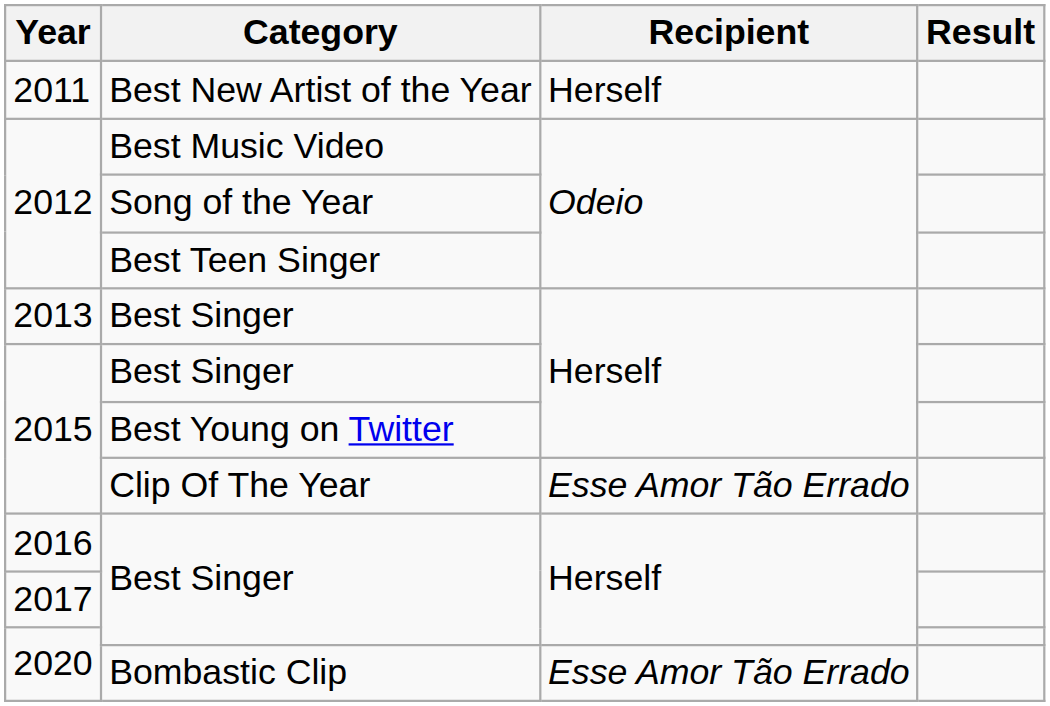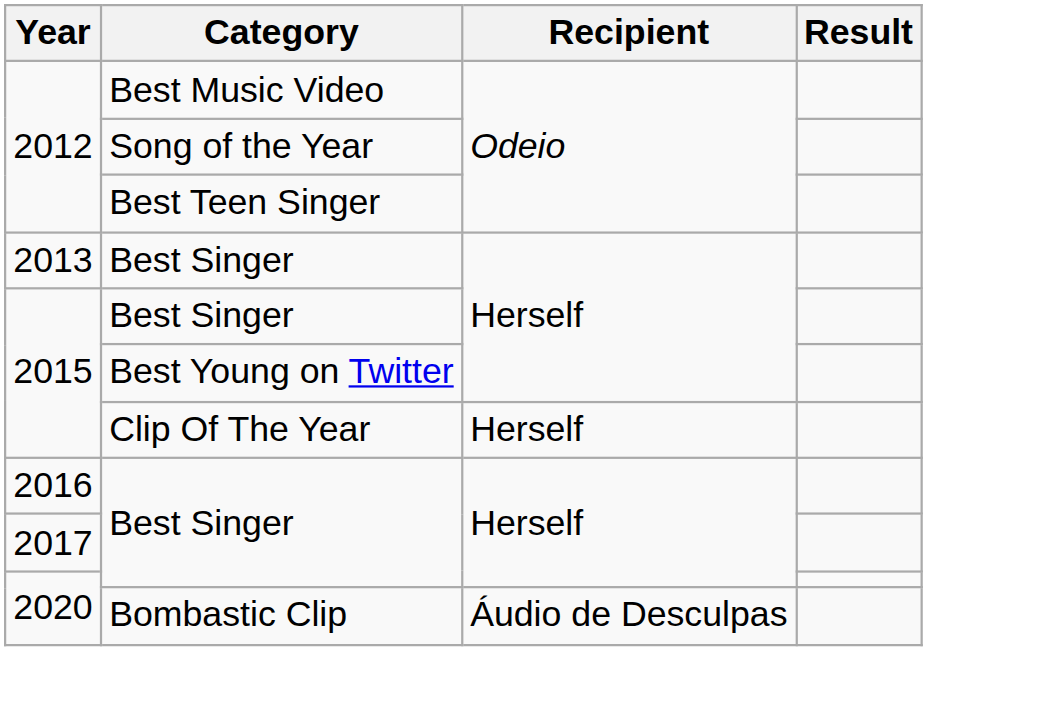- row: (52, 89)
(729, 485) Esse Amor Tão Errado -> (527, 428) Herself
(729, 671) Esse Amor Tão Errado -> (629, 615) Áudio de Desculpas
